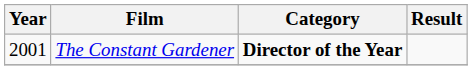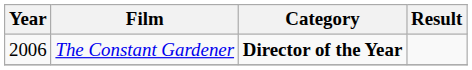(28, 49) 2001 -> (28, 49) 2006
